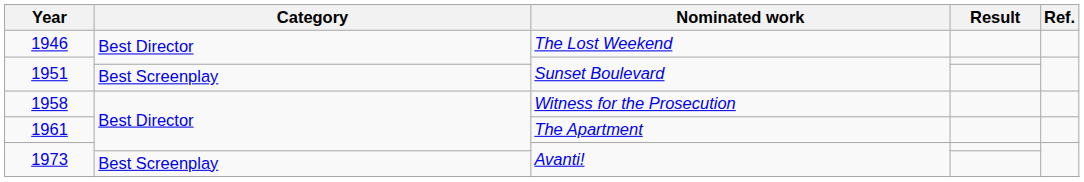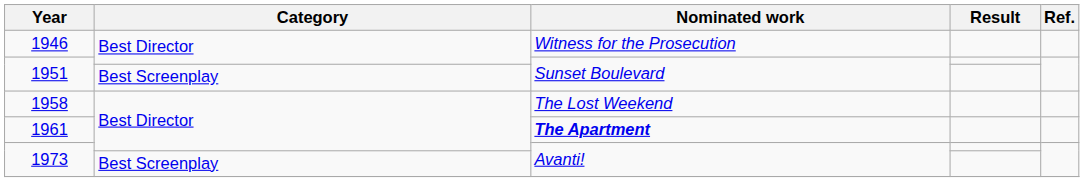(603, 43) The Lost Weekend -> (635, 43) Witness for the Prosecution
(635, 103) Witness for the Prosecution -> (603, 103) The Lost Weekend
(589, 129) normal -> (592, 129) bold
